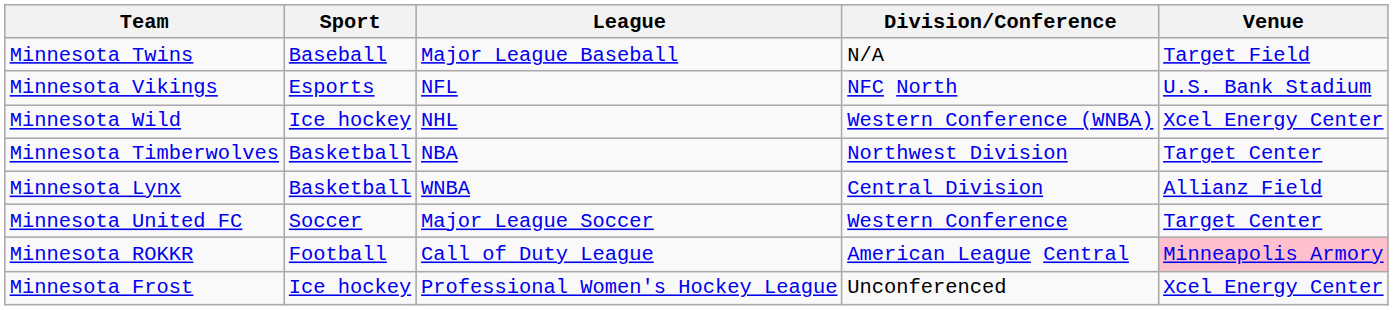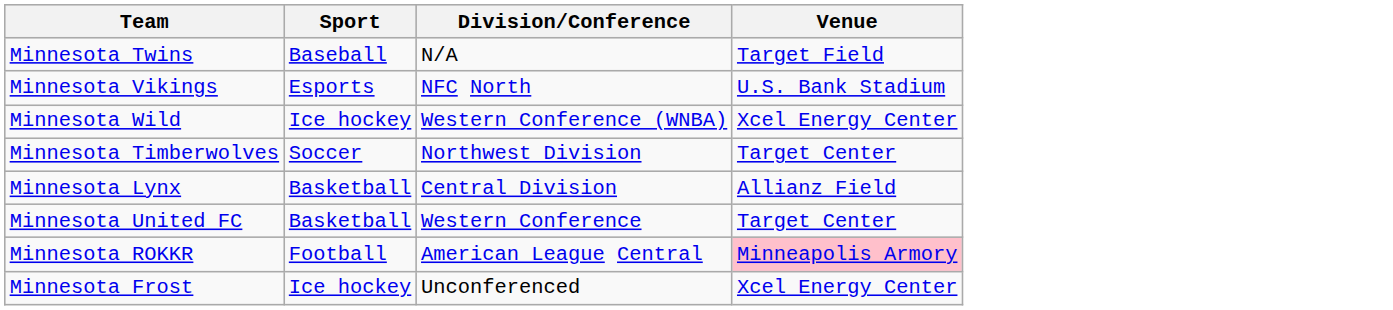- column: (629, 21)
(350, 154) Basketball -> (326, 154) Soccer
(326, 221) Soccer -> (350, 221) Basketball
